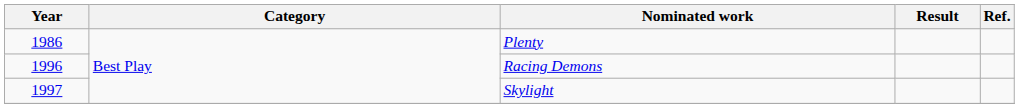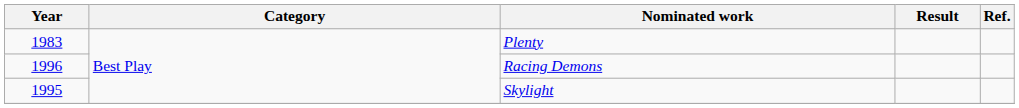(47, 41) 1986 -> (47, 41) 1983
(47, 90) 1997 -> (47, 90) 1995
